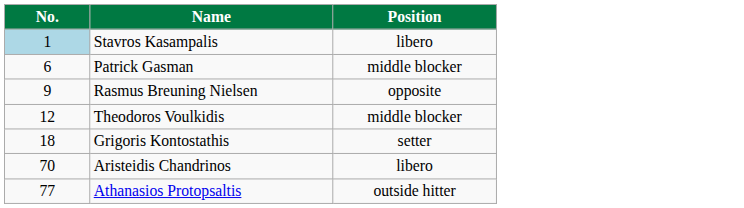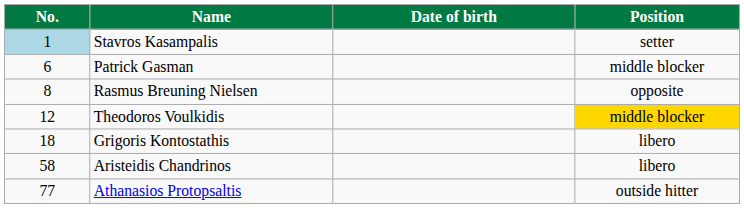+ column: (454, 16)
(415, 41) libero -> (657, 41) setter
(47, 91) 9 -> (47, 91) 8
(415, 116) no background -> (657, 116) gold background
(415, 141) setter -> (657, 141) libero
(47, 166) 70 -> (47, 166) 58
